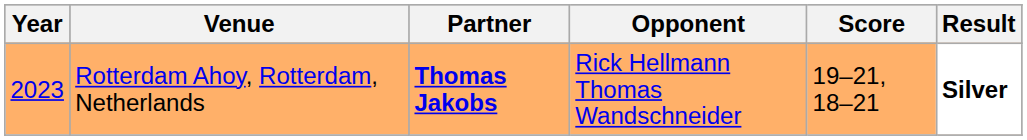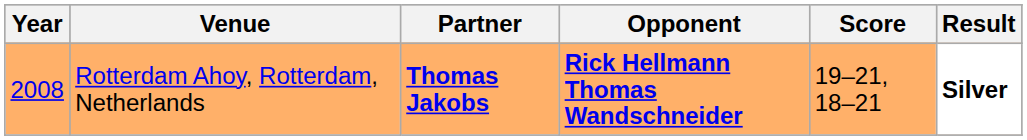(37, 89) 2023 -> (37, 89) 2008
(658, 89) normal -> (654, 89) bold
